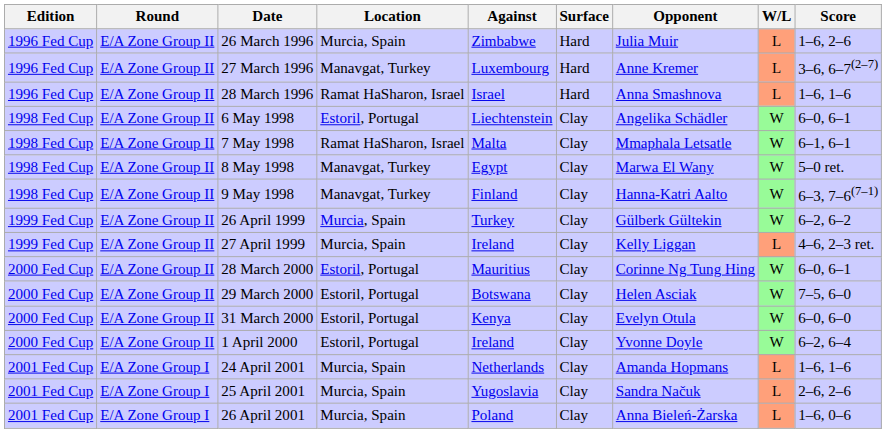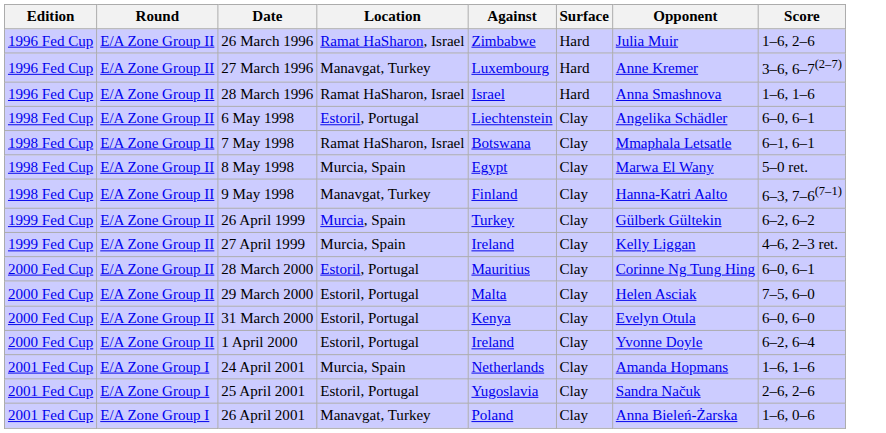- column: (777, 16)
(363, 40) Murcia, Spain -> (392, 40) Ramat HaSharon, Israel
(489, 142) Malta -> (501, 142) Botswana
(375, 166) Manavgat, Turkey -> (363, 166) Murcia, Spain
(501, 293) Botswana -> (489, 293) Malta
(363, 390) Murcia, Spain -> (370, 390) Estoril, Portugal
(363, 415) Murcia, Spain -> (375, 415) Manavgat, Turkey
